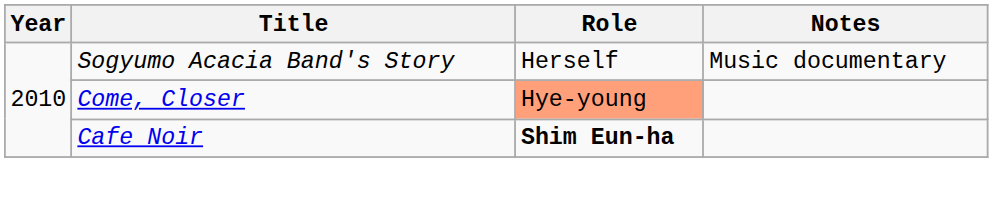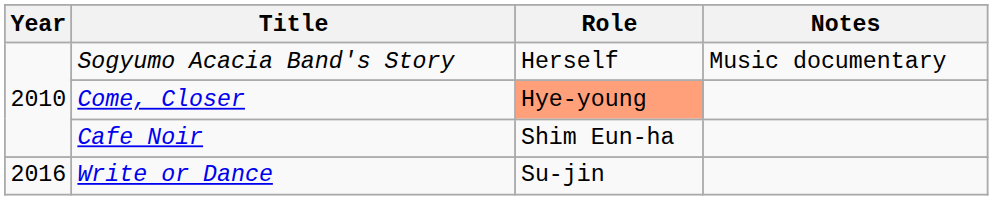(598, 138) bold -> (598, 138) normal
+ row: (175, 176)
